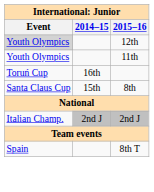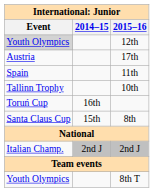+ row: (130, 57)
(38, 57) Youth Olympics -> (17, 73) Spain
+ row: (130, 88)
(17, 149) Spain -> (38, 179) Youth Olympics
